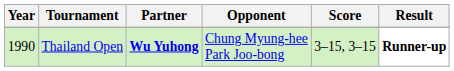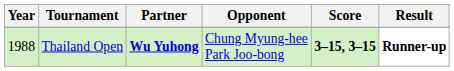(21, 46) 1990 -> (21, 46) 1988
(345, 46) normal -> (345, 46) bold
